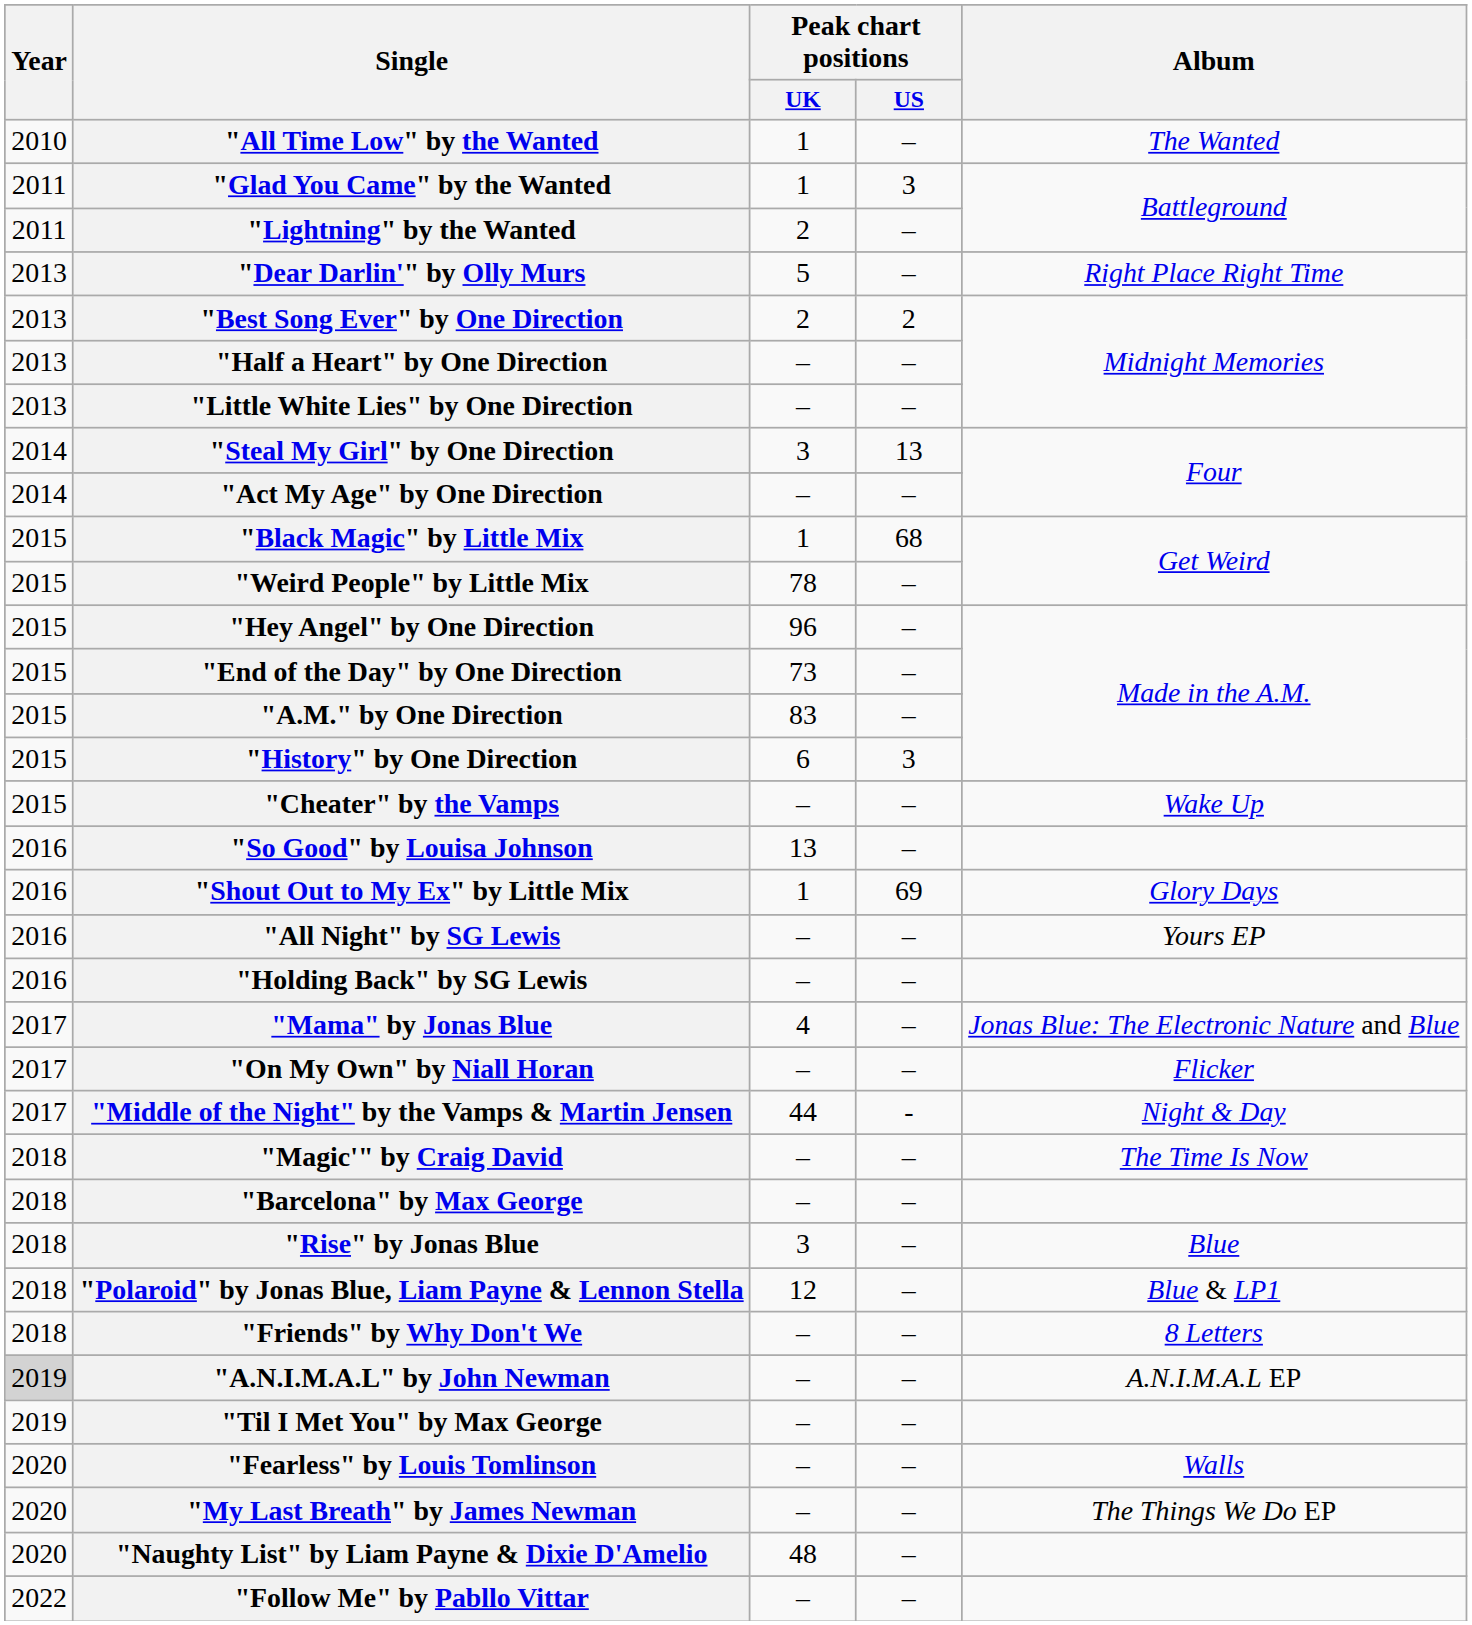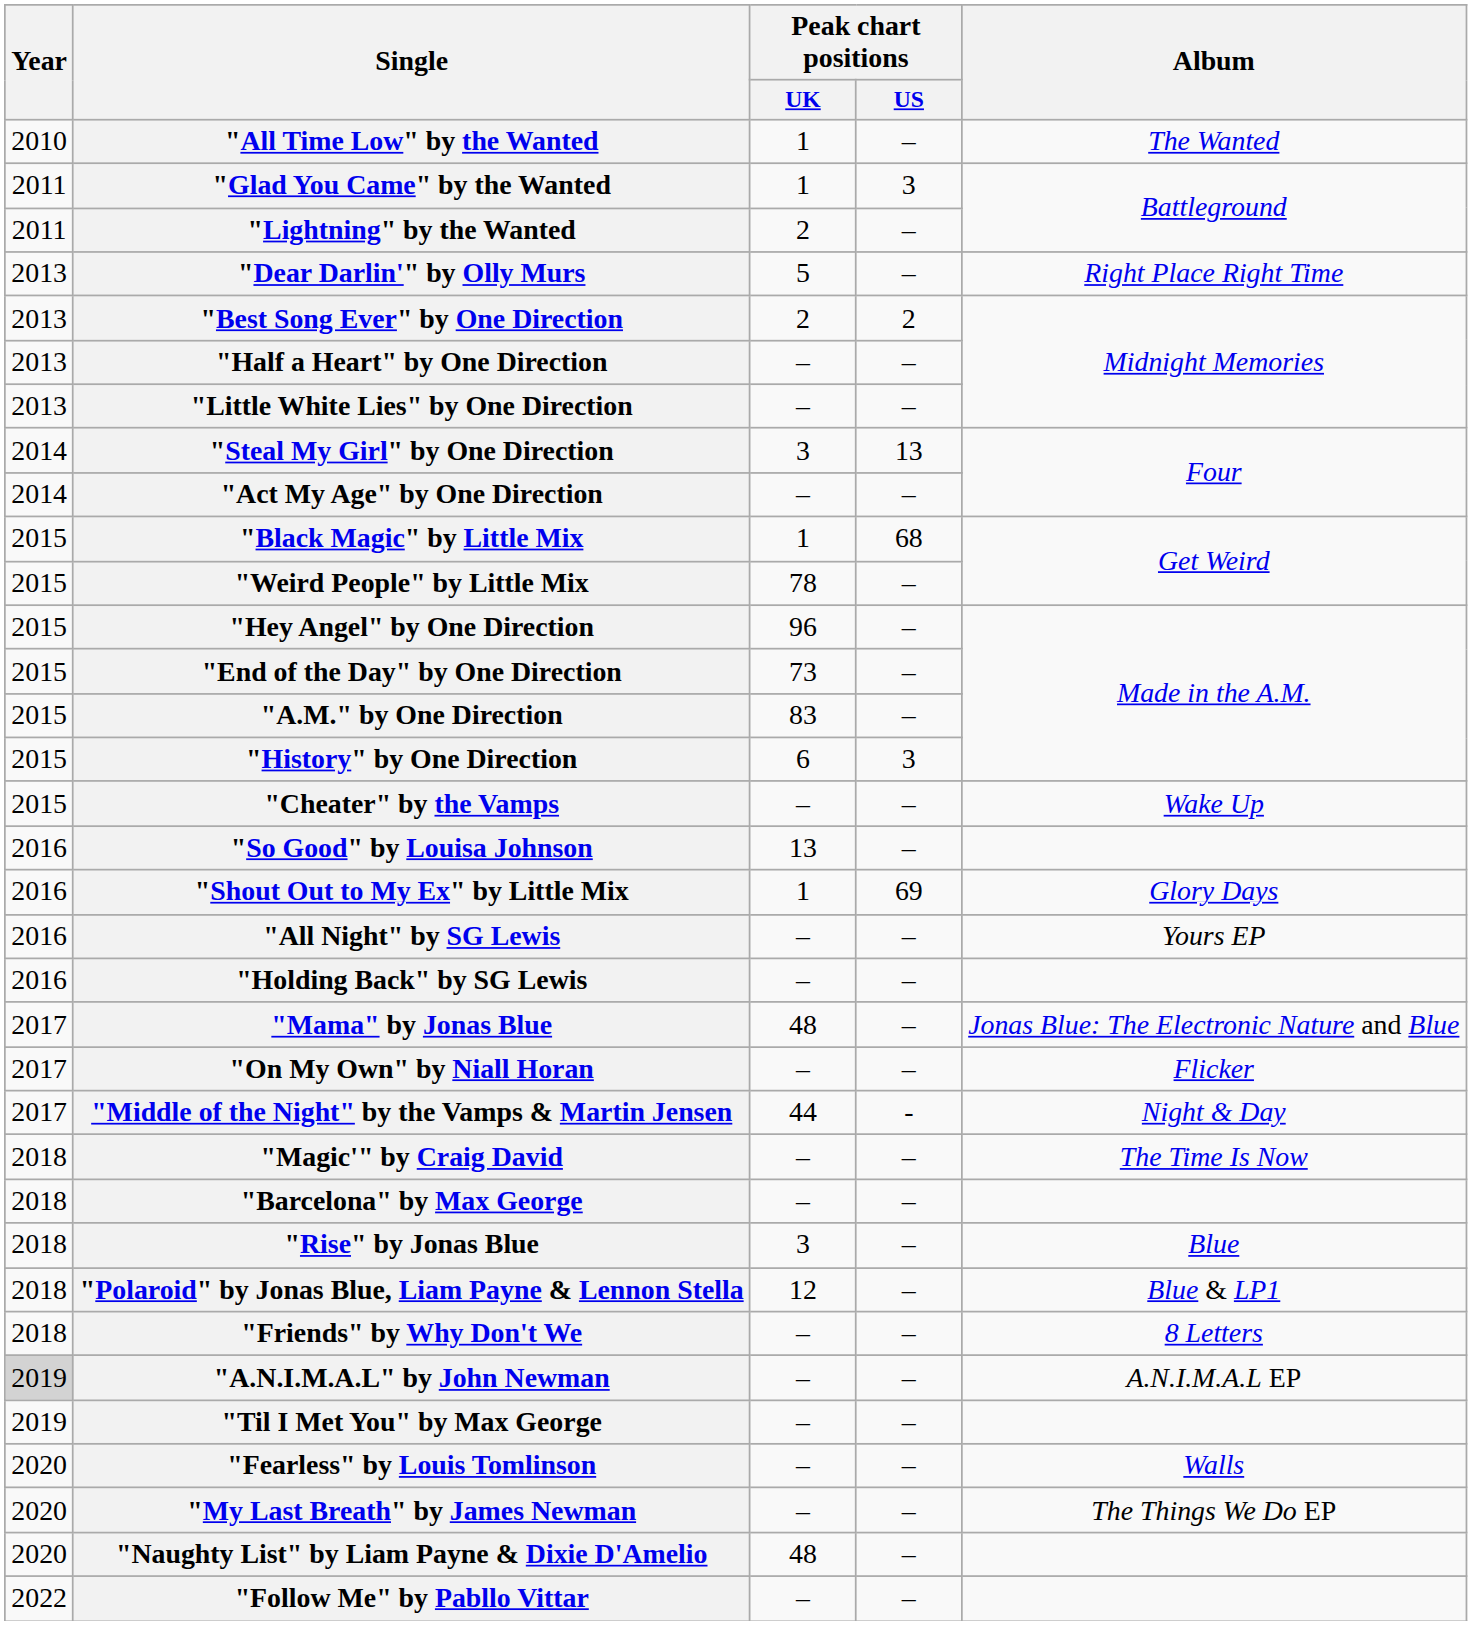(803, 1024) 4 -> (803, 1024) 48
